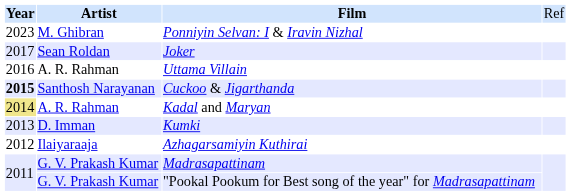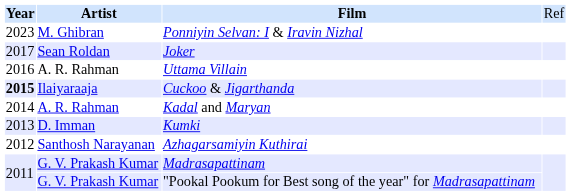(96, 88) Santhosh Narayanan -> (67, 88) Ilaiyaraaja
(20, 107) khaki background -> (20, 107) no background
(67, 144) Ilaiyaraaja -> (96, 144) Santhosh Narayanan
